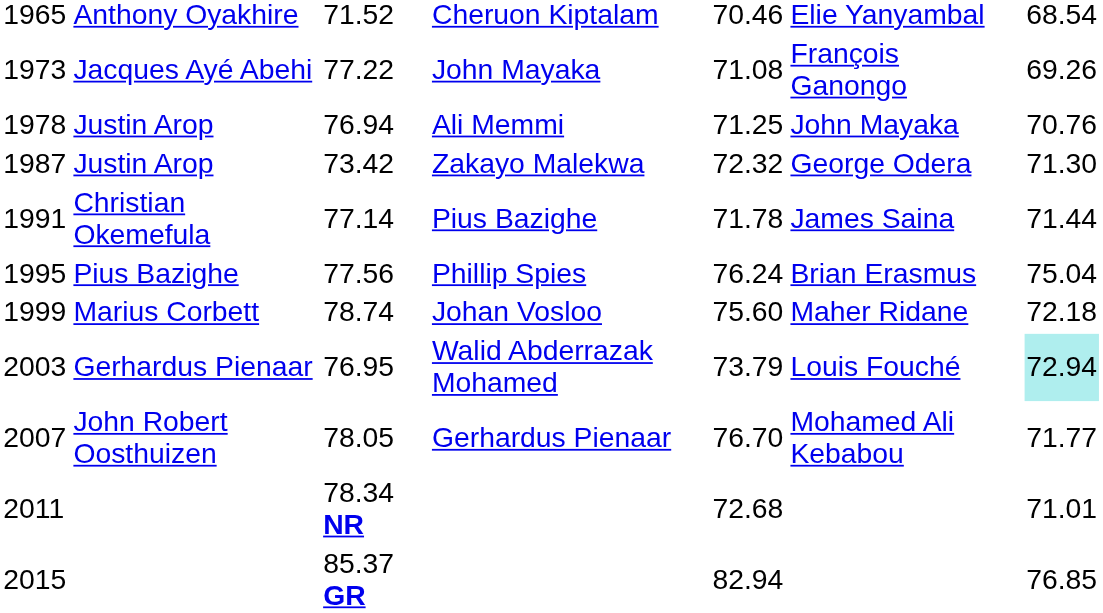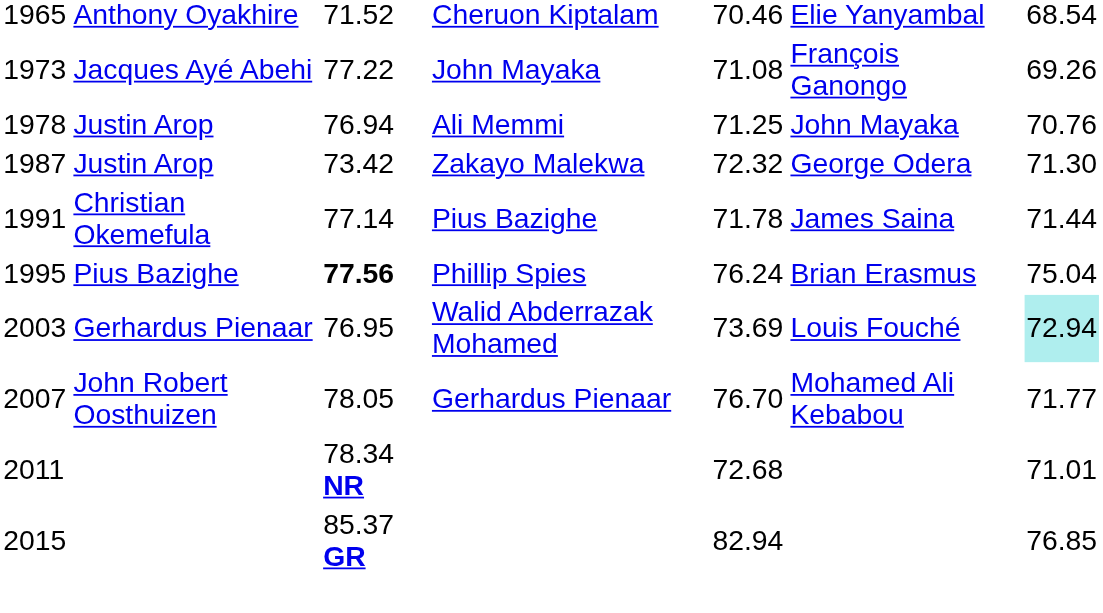(359, 273) normal -> (359, 273) bold
- row: (35, 312)
(748, 367) 73.79 -> (748, 328) 73.69
